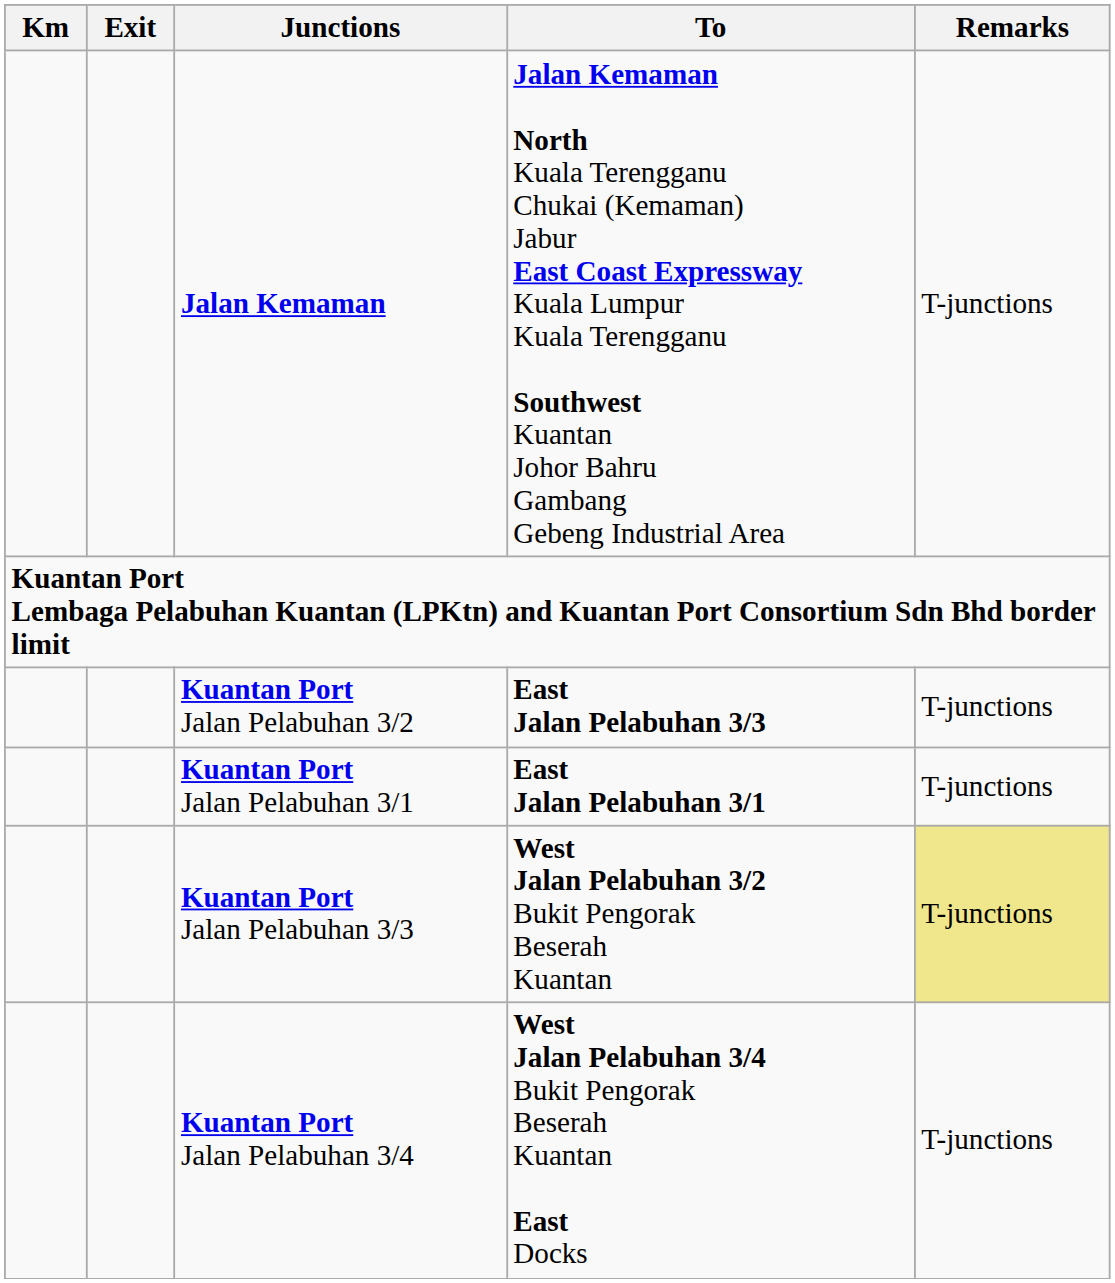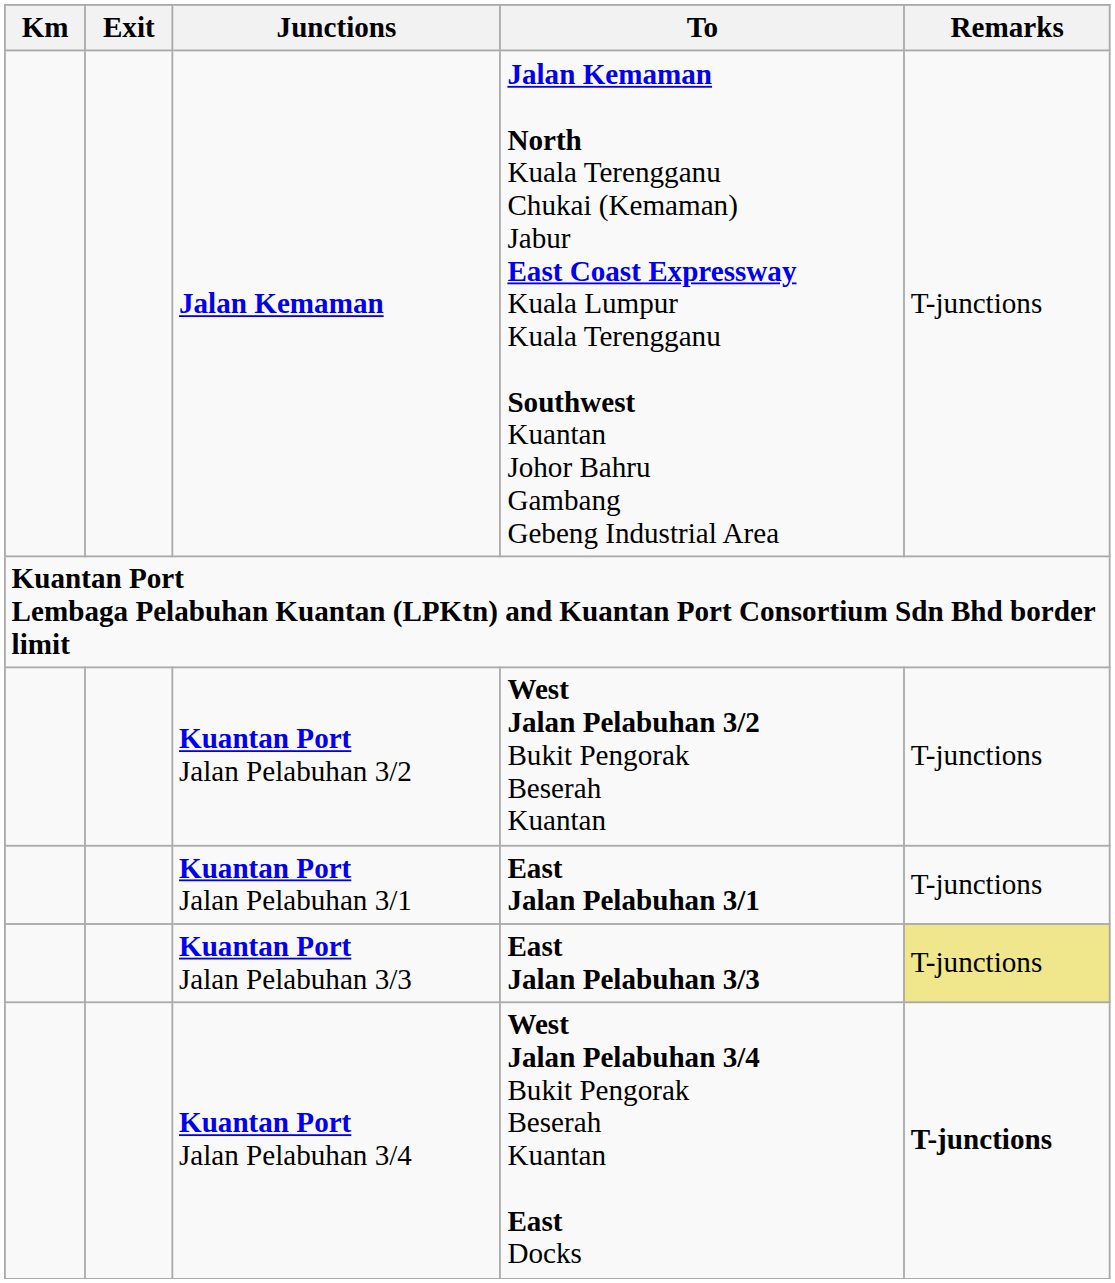(640, 706) East Jalan Pelabuhan 3/3 -> (634, 755) West Jalan Pelabuhan 3/2 Bukit Pengorak Beserah Kuantan
(640, 913) West Jalan Pelabuhan 3/2 Bukit Pengorak Beserah Kuantan -> (634, 962) East Jalan Pelabuhan 3/3
(987, 1140) normal -> (981, 1140) bold
